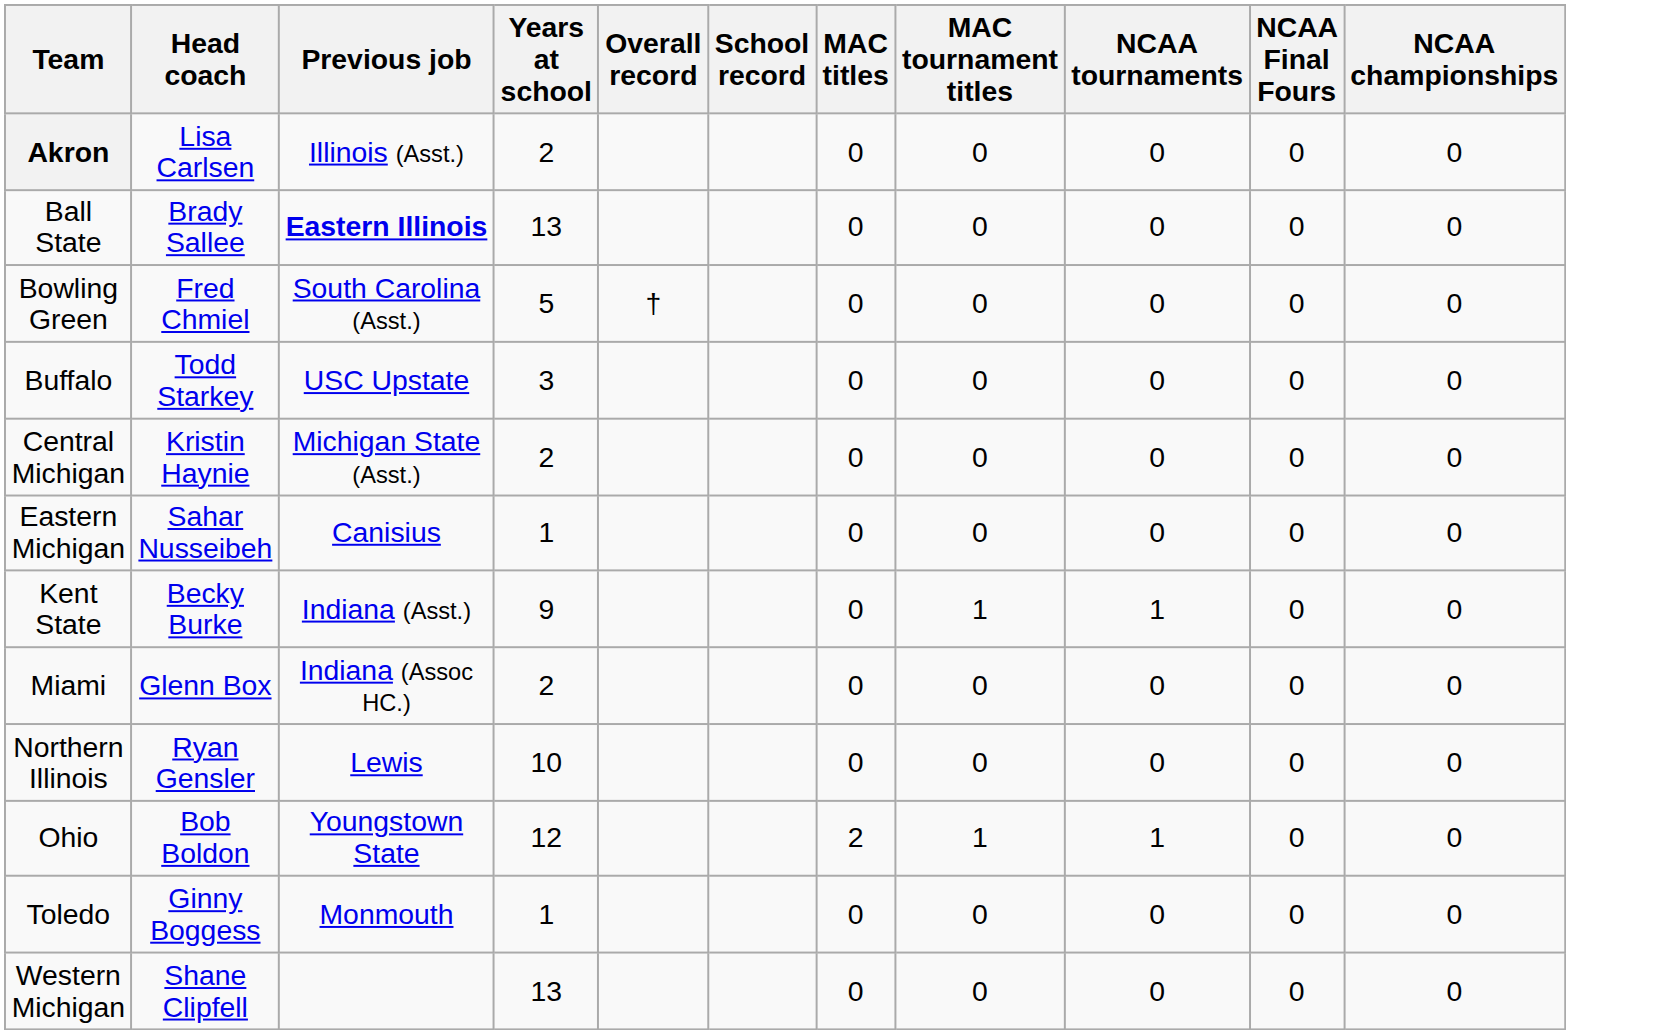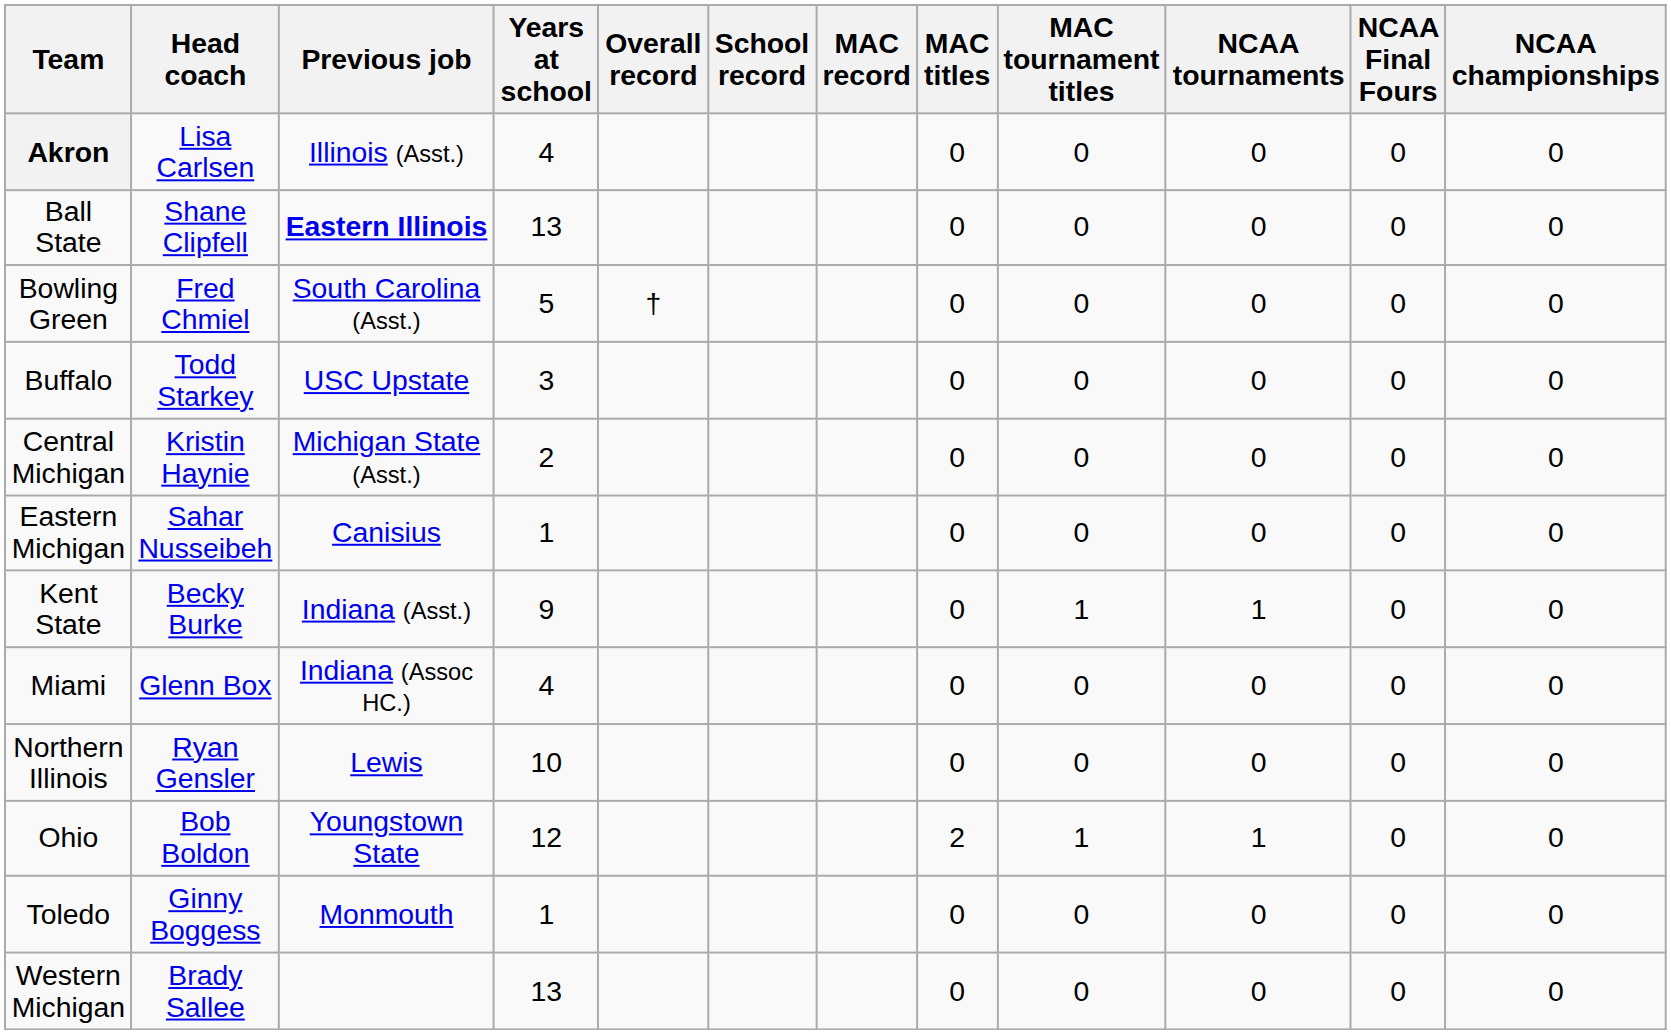+ column: (867, 59)
(546, 151) 2 -> (546, 151) 4
(205, 228) Brady Sallee -> (205, 228) Shane Clipfell
(546, 686) 2 -> (546, 686) 4
(205, 991) Shane Clipfell -> (205, 991) Brady Sallee
